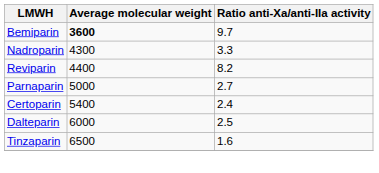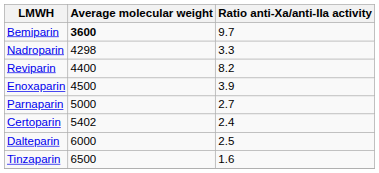(82, 50) 4300 -> (83, 50) 4298
+ row: (36, 86)
(82, 104) 5400 -> (83, 123) 5402
